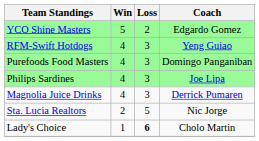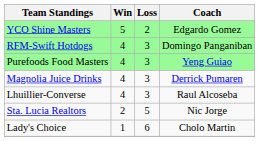(207, 45) Yeng Guiao -> (207, 45) Domingo Panganiban
(207, 62) Domingo Panganiban -> (207, 62) Yeng Guiao
- row: (40, 78)
+ row: (46, 95)
(147, 128) bold -> (147, 128) normal
